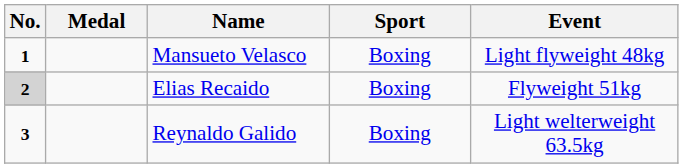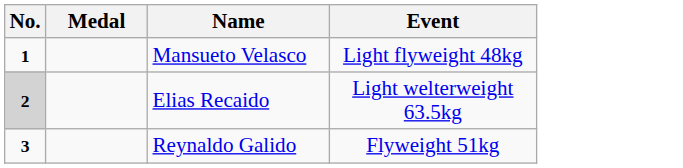- column: (400, 21)
(575, 88) Flyweight 51kg -> (433, 100) Light welterweight 63.5kg
(575, 133) Light welterweight 63.5kg -> (433, 145) Flyweight 51kg
